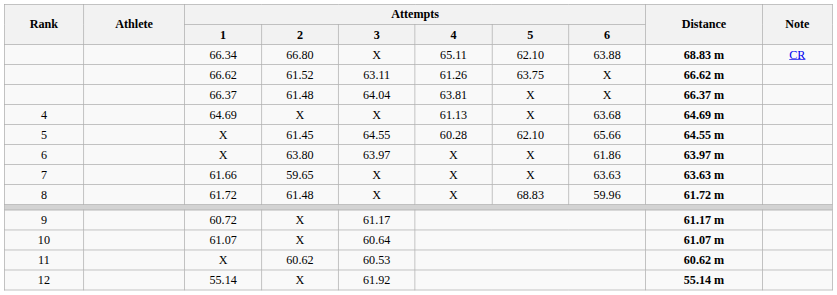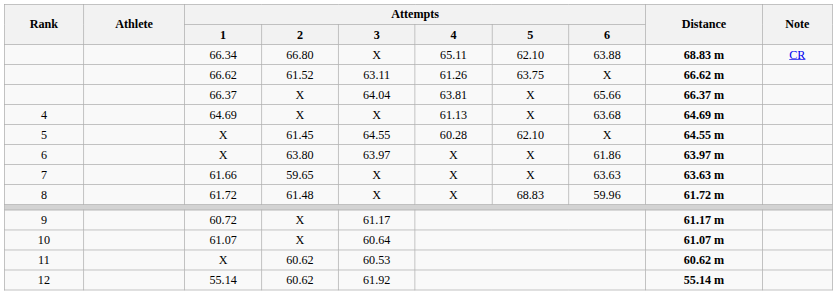(300, 94) 61.48 -> (300, 94) X
(607, 94) X -> (607, 94) 65.66
(607, 134) 65.66 -> (607, 134) X
(300, 280) X -> (300, 280) 60.62
